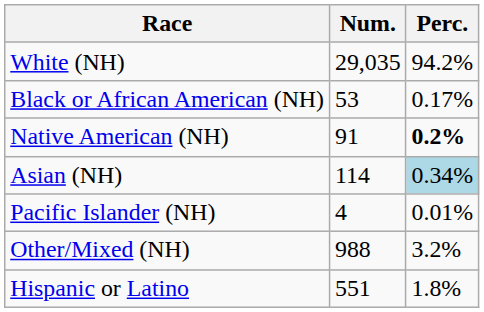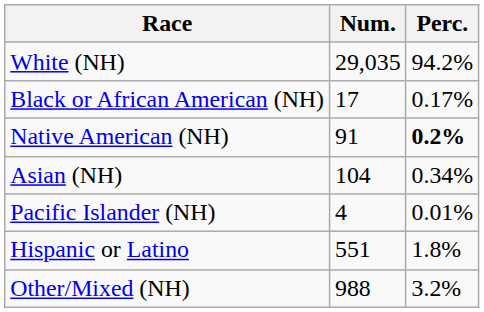(347, 99) 53 -> (347, 99) 17
(352, 174) 114 -> (353, 174) 104
(442, 174) lightblue background -> (442, 174) no background
rows swapped: (100, 250) <-> (100, 288)
